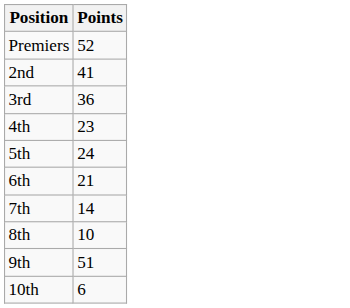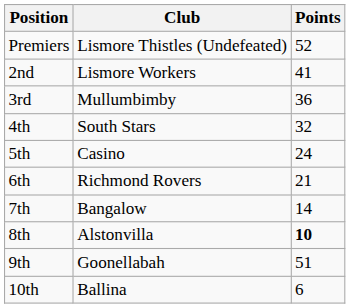+ column: (182, 18)
(86, 126) 23 -> (303, 126) 32
(86, 235) normal -> (303, 235) bold
